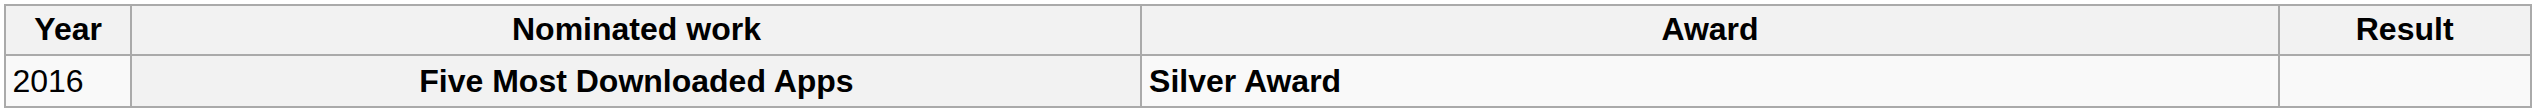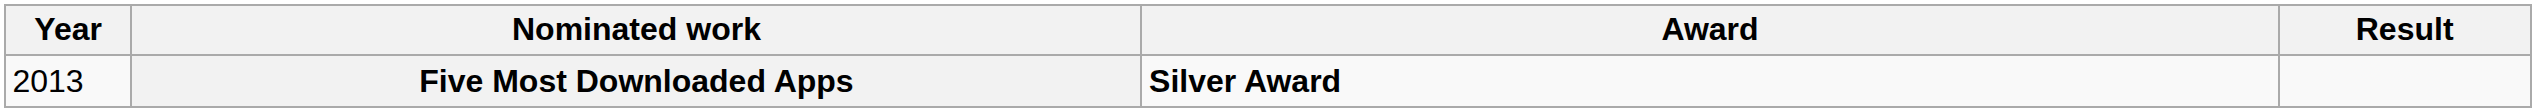(48, 80) 2016 -> (48, 80) 2013
